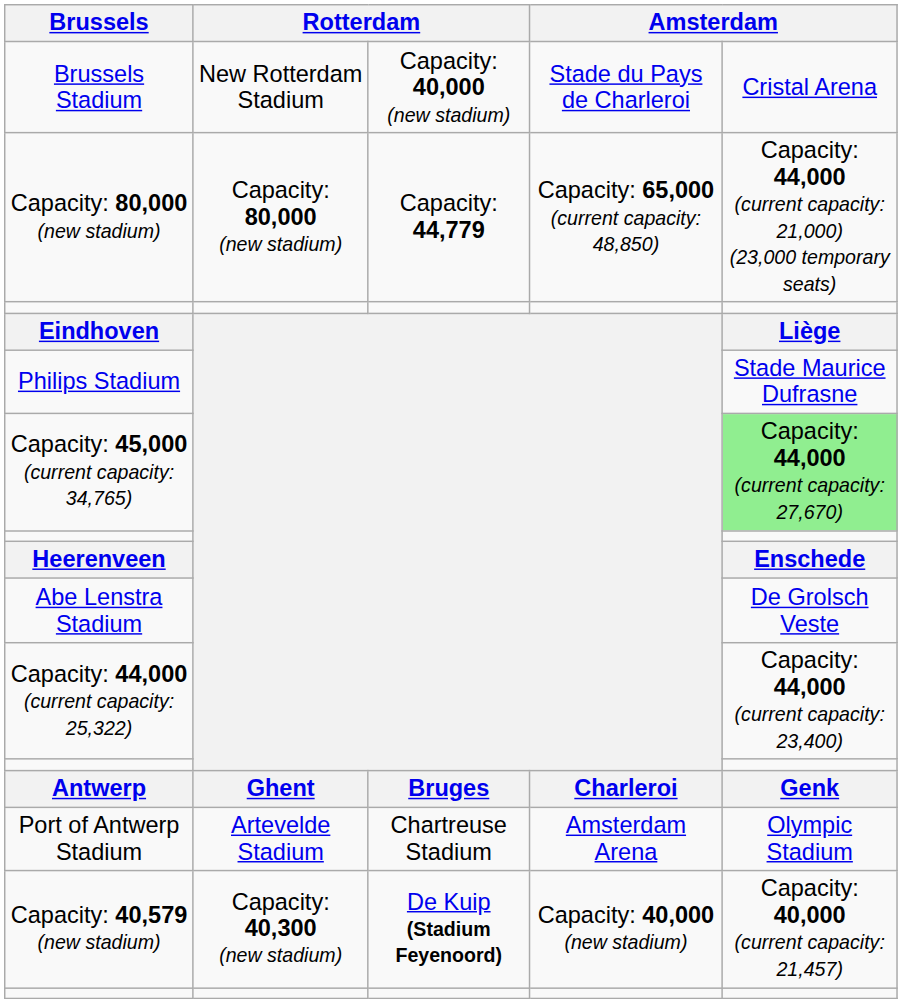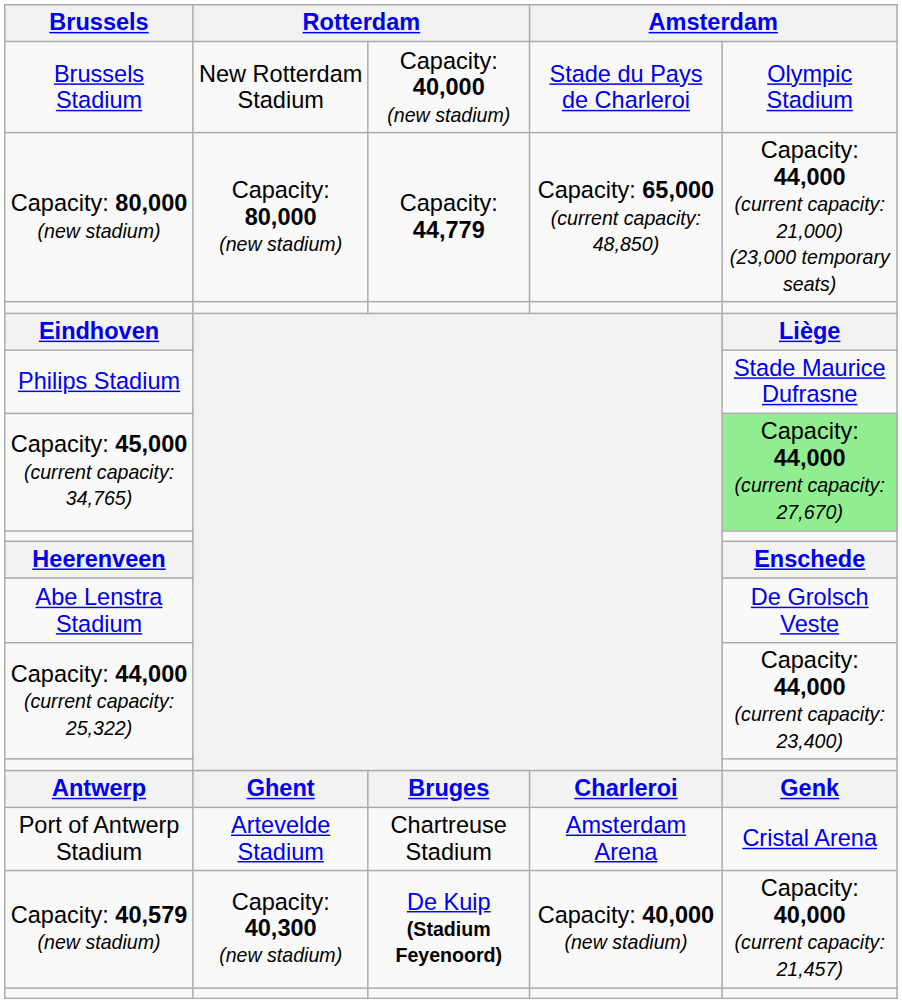(810, 86) Cristal Arena -> (810, 86) Olympic Stadium
(810, 838) Olympic Stadium -> (810, 838) Cristal Arena
